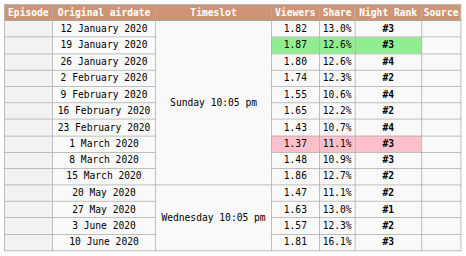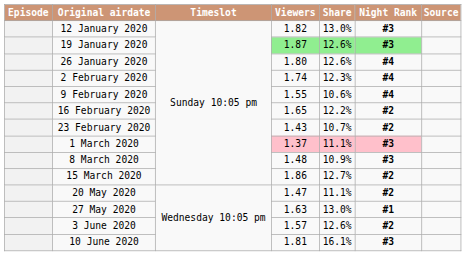(388, 78) #2 -> (388, 78) #4
(388, 127) #4 -> (388, 127) #2
(337, 226) 12.3% -> (337, 226) 12.6%
